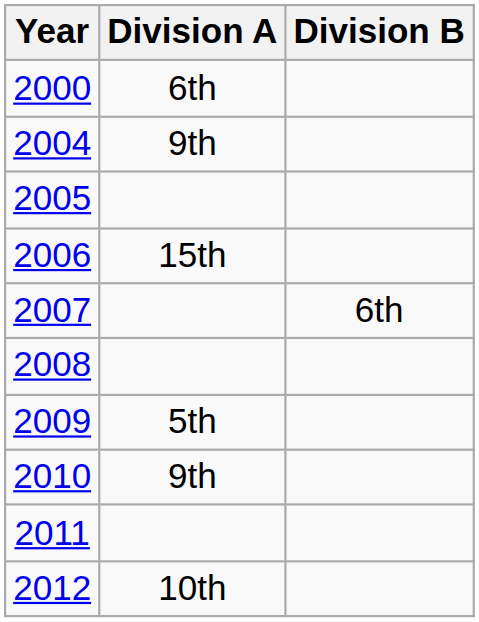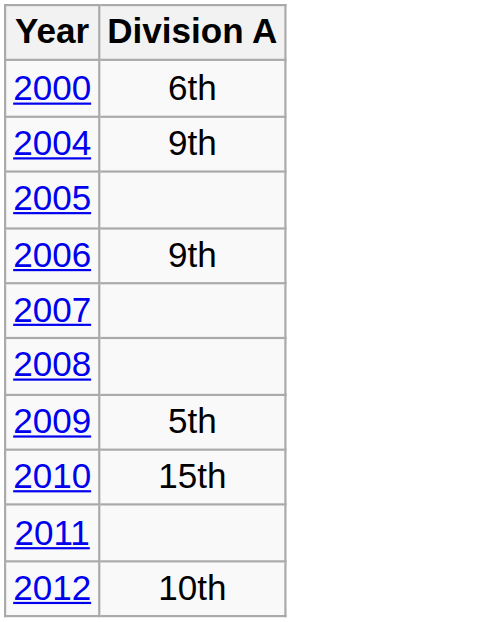- column: (379, 32)
(192, 254) 15th -> (192, 254) 9th
(192, 476) 9th -> (192, 476) 15th
